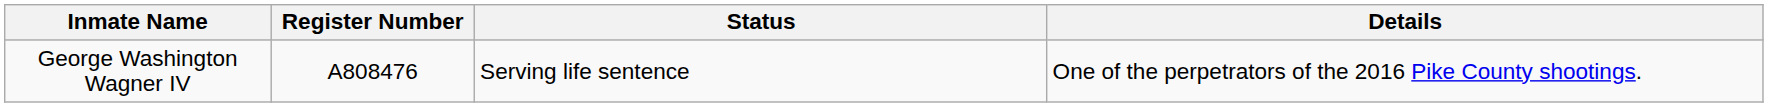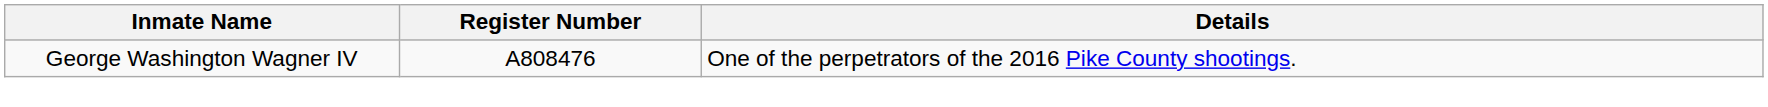- column: (761, 22)
